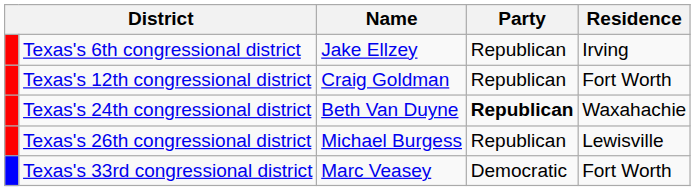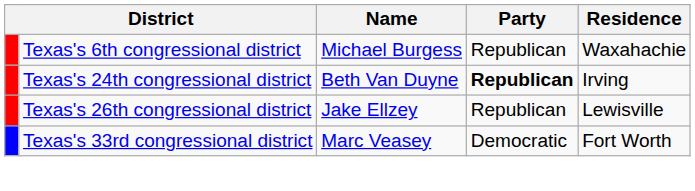(369, 49) Jake Ellzey -> (392, 49) Michael Burgess
(605, 49) Irving -> (634, 49) Waxahachie
- row: (167, 79)
(634, 110) Waxahachie -> (605, 79) Irving
(392, 140) Michael Burgess -> (369, 110) Jake Ellzey
